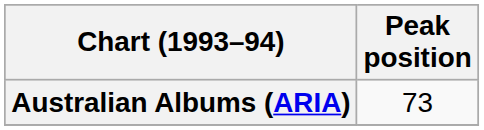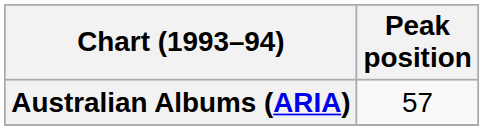(418, 102) 73 -> (418, 102) 57
